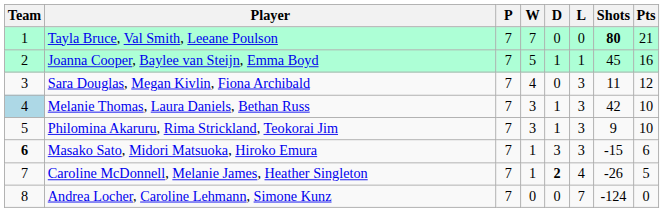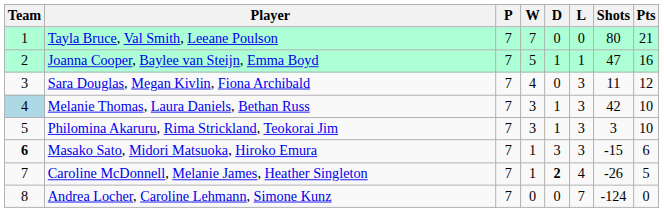(613, 38) bold -> (613, 38) normal
(613, 60) 45 -> (613, 60) 47
(613, 128) 9 -> (613, 128) 3
